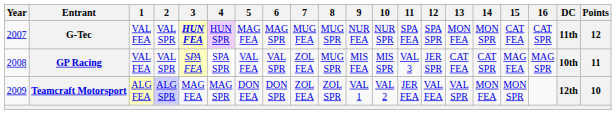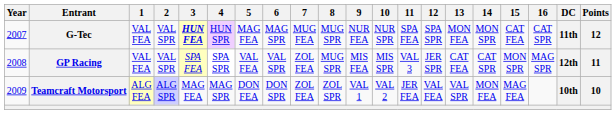(515, 62) MAG FEA -> (515, 62) MON SPR
(568, 62) 10th -> (568, 62) 12th
(515, 90) MON SPR -> (515, 90) MAG FEA
(568, 90) 12th -> (568, 90) 10th
